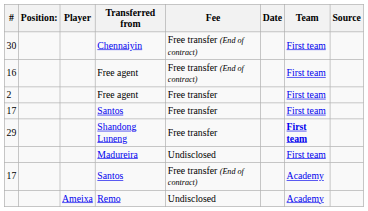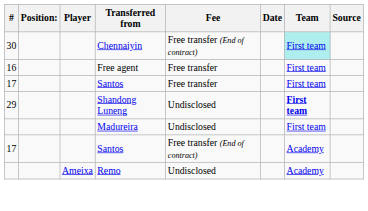(306, 46) no background -> (306, 46) paleturquoise background
(206, 73) Free transfer (End of contract) -> (193, 67) Free transfer
- row: (9, 95)
(193, 133) Free transfer -> (192, 105) Undisclosed
